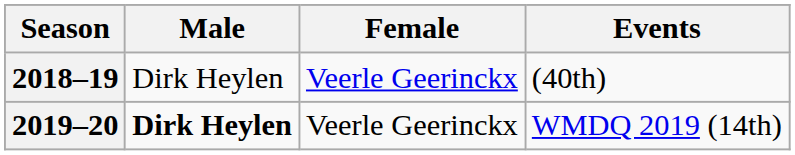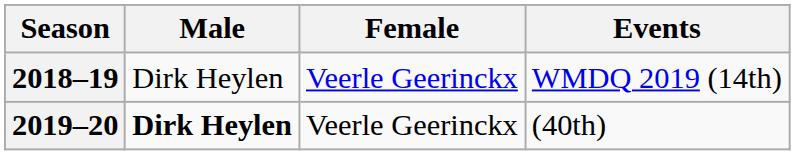(569, 76) (40th) -> (657, 76) WMDQ 2019 (14th)
(657, 125) WMDQ 2019 (14th) -> (569, 125) (40th)
